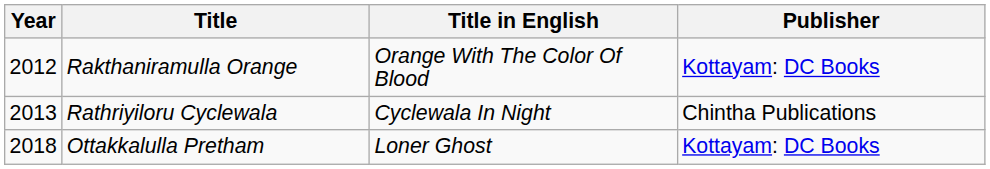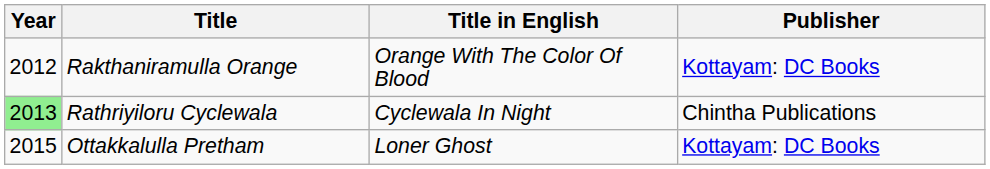(33, 112) no background -> (33, 112) lightgreen background
(33, 146) 2018 -> (33, 146) 2015
